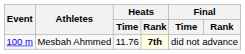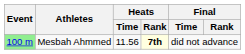(20, 42) no background -> (20, 42) lightgreen background
(127, 42) 11.76 -> (127, 42) 11.56
